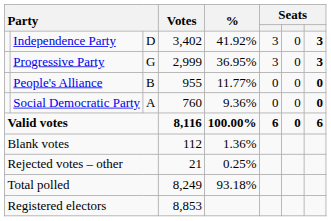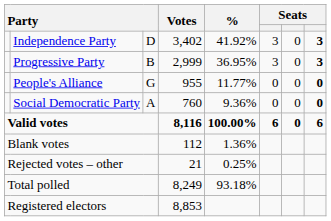(151, 61) G -> (150, 61) B
(150, 82) B -> (151, 82) G
